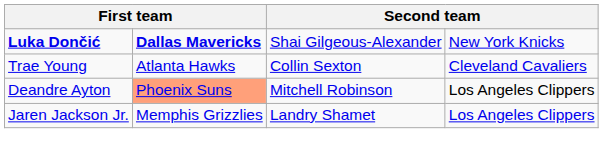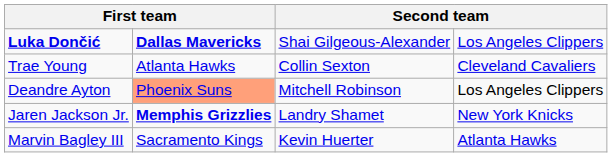(507, 41) New York Knicks -> (530, 41) Los Angeles Clippers
(199, 115) normal -> (204, 115) bold
(522, 115) Los Angeles Clippers -> (515, 115) New York Knicks
+ row: (66, 139)
